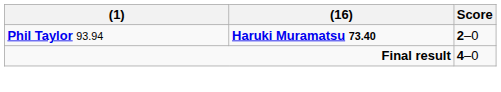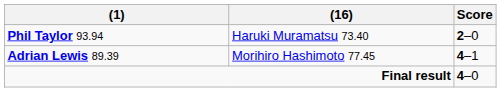(304, 35) bold -> (300, 35) normal
+ row: (63, 55)
